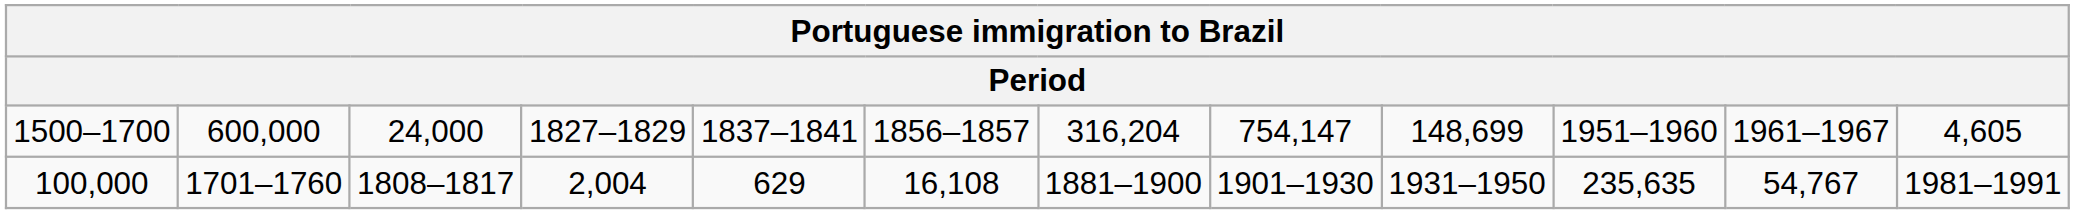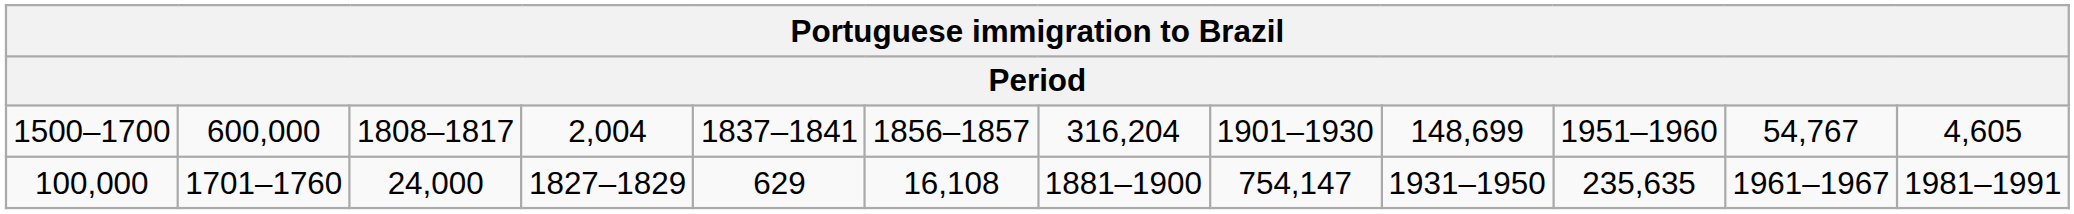(436, 131) 24,000 -> (436, 131) 1808–1817
(608, 131) 1827–1829 -> (608, 131) 2,004
(1295, 131) 754,147 -> (1295, 131) 1901–1930
(1811, 131) 1961–1967 -> (1811, 131) 54,767
(436, 182) 1808–1817 -> (436, 182) 24,000
(608, 182) 2,004 -> (608, 182) 1827–1829
(1295, 182) 1901–1930 -> (1295, 182) 754,147
(1811, 182) 54,767 -> (1811, 182) 1961–1967
